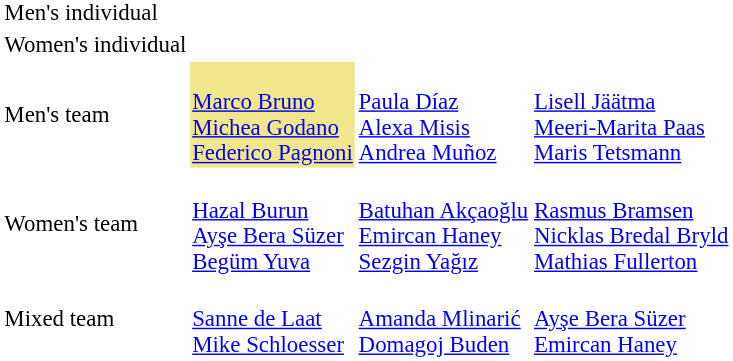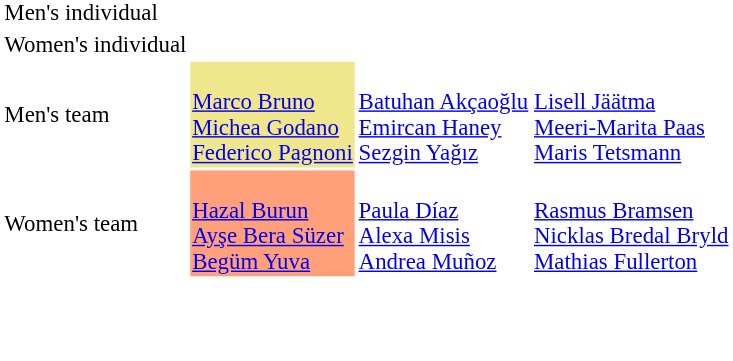(428, 127) Paula Díaz Alexa Misis Andrea Muñoz -> (443, 127) Batuhan Akçaoğlu Emircan Haney Sezgin Yağız
(268, 236) no background -> (268, 236) lightsalmon background
(443, 236) Batuhan Akçaoğlu Emircan Haney Sezgin Yağız -> (428, 236) Paula Díaz Alexa Misis Andrea Muñoz
- row: (59, 318)
